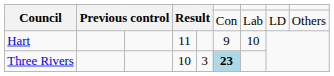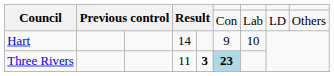(184, 40) 11 -> (184, 40) 14
(184, 61) 10 -> (184, 61) 11
(205, 61) normal -> (205, 61) bold
